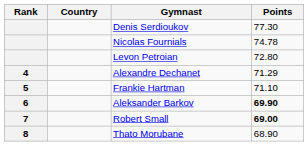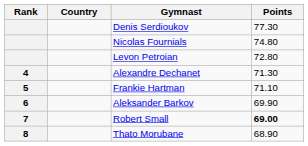(266, 42) 74.78 -> (266, 42) 74.80
(266, 73) 71.29 -> (266, 73) 71.30
(266, 103) bold -> (266, 103) normal
